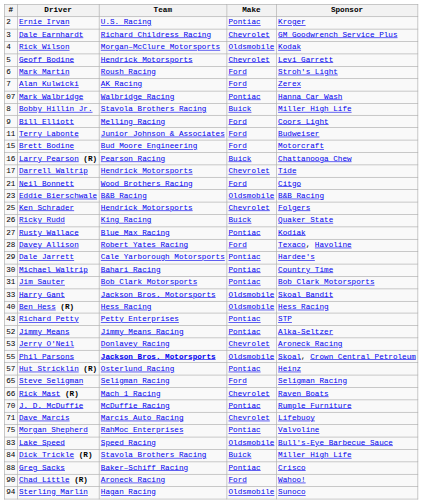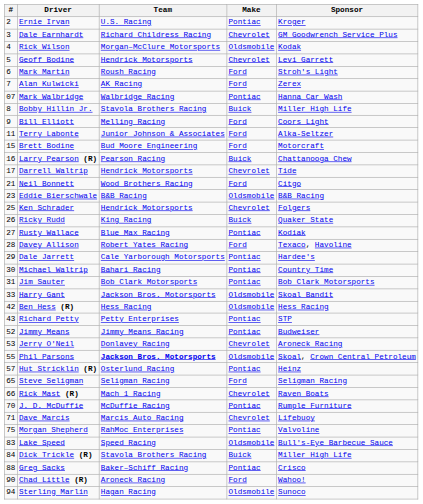(299, 134) Budweiser -> (306, 134) Alka-Seltzer
(11, 308) 40 -> (11, 308) 42
(306, 332) Alka-Seltzer -> (299, 332) Budweiser
